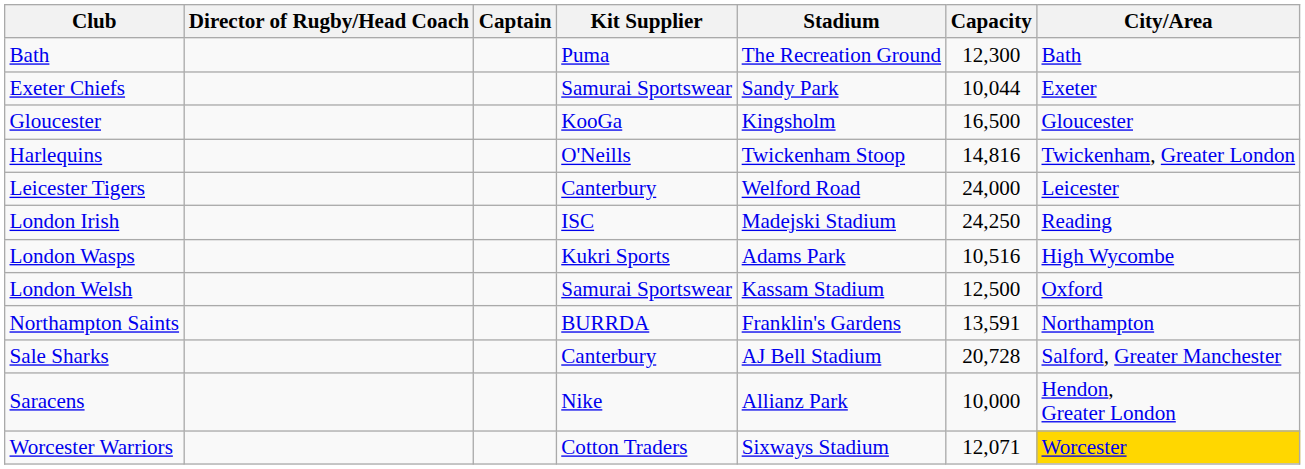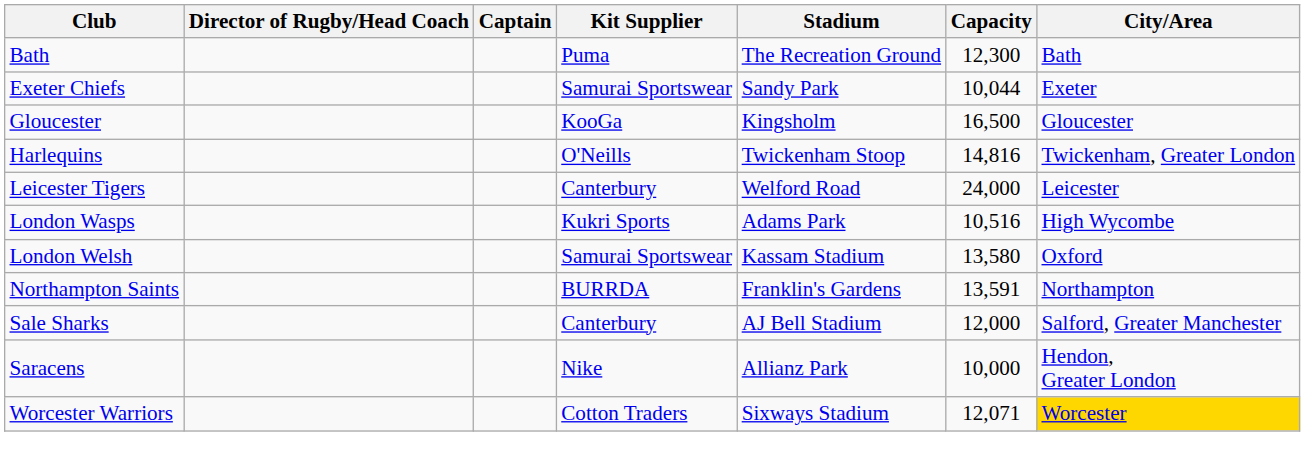- row: (64, 222)
(991, 289) 12,500 -> (991, 255) 13,580
(991, 356) 20,728 -> (991, 322) 12,000
